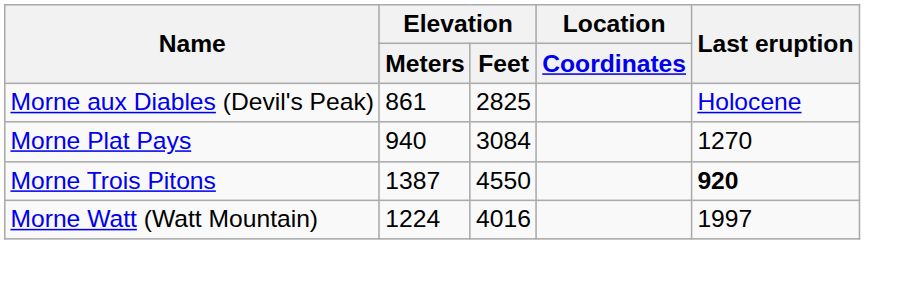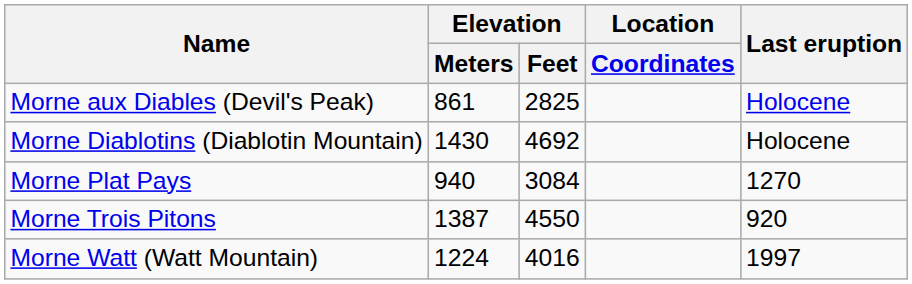+ row: (217, 141)
(718, 180) bold -> (767, 219) normal
